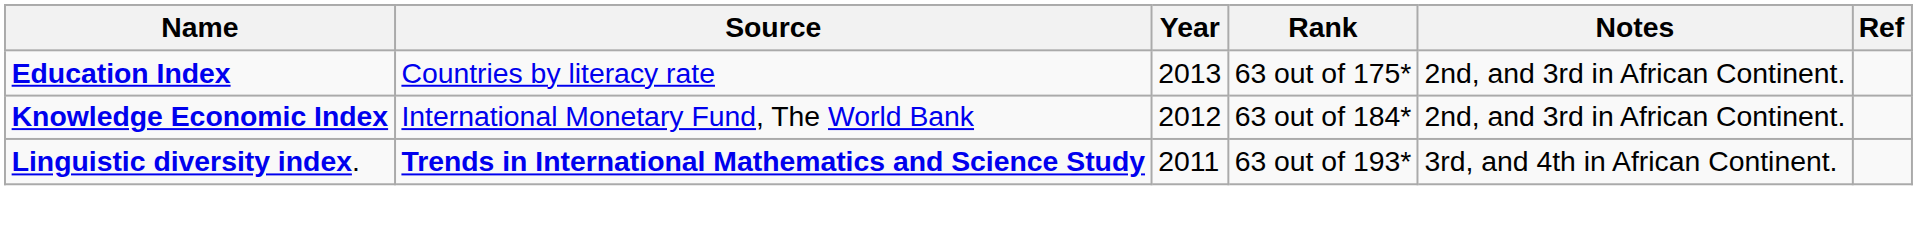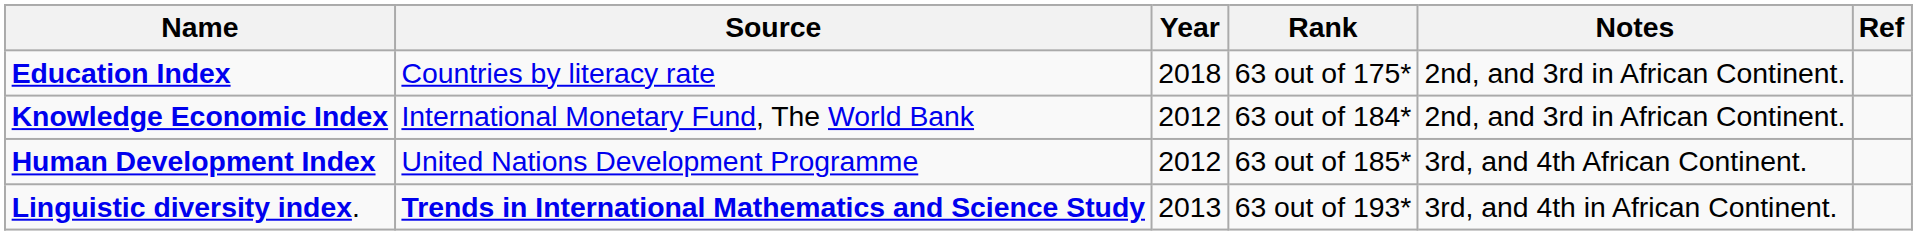(1190, 73) 2013 -> (1190, 73) 2018
+ row: (194, 162)
(1189, 162) 2011 -> (1190, 207) 2013
